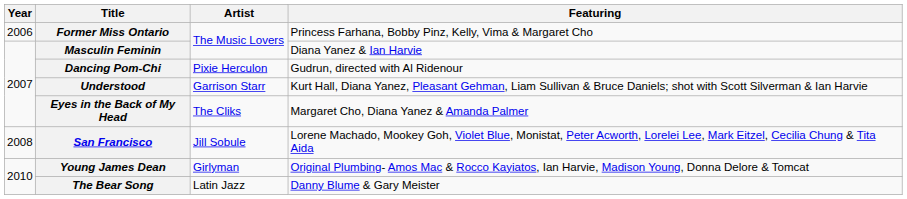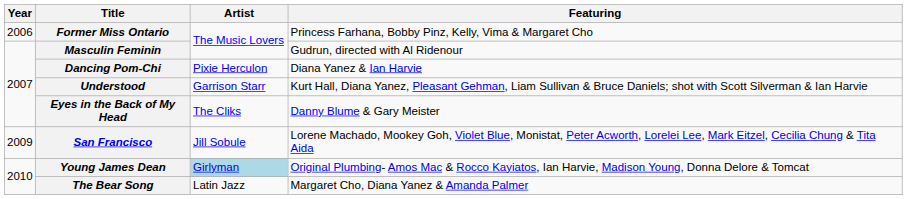(356, 50) Diana Yanez & Ian Harvie -> (377, 50) Gudrun, directed with Al Ridenour
(377, 68) Gudrun, directed with Al Ridenour -> (356, 68) Diana Yanez & Ian Harvie
(409, 111) Margaret Cho, Diana Yanez & Amanda Palmer -> (365, 111) Danny Blume & Gary Meister
(20, 142) 2008 -> (20, 142) 2009
(216, 167) no background -> (216, 167) lightblue background
(365, 185) Danny Blume & Gary Meister -> (409, 185) Margaret Cho, Diana Yanez & Amanda Palmer
